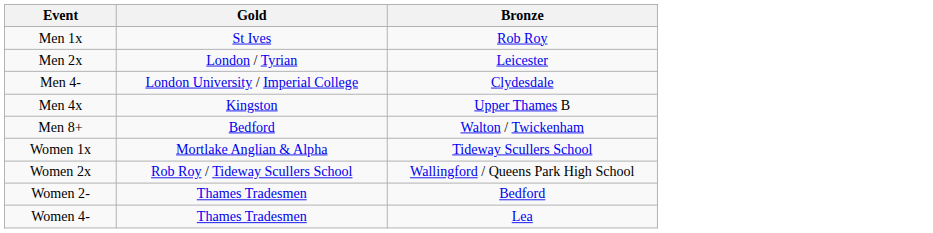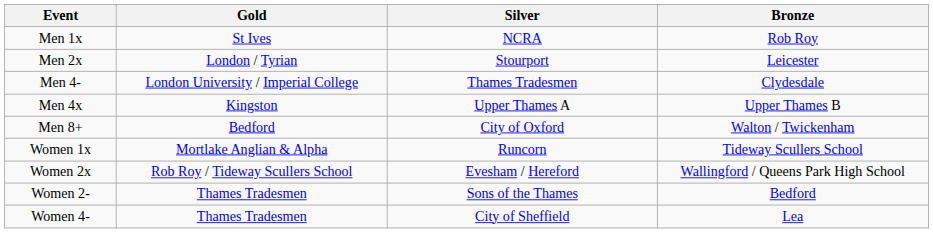+ column: (522, 15)
